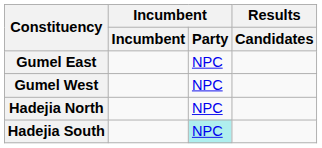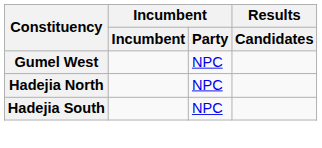- row: (56, 62)
(207, 131) paleturquoise background -> (207, 108) no background
